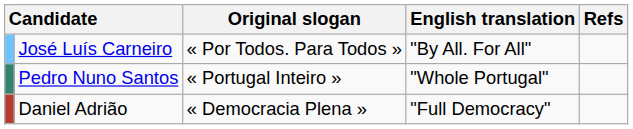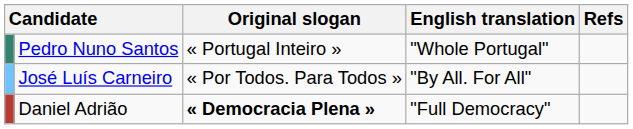rows swapped: (95, 48) <-> (98, 78)
(277, 108) normal -> (281, 108) bold
